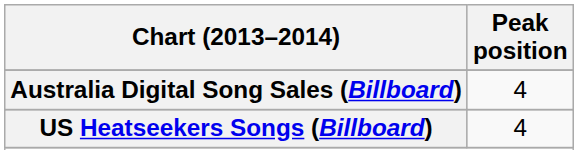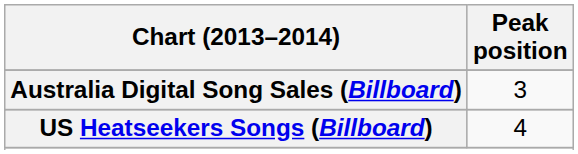(520, 89) 4 -> (520, 89) 3
